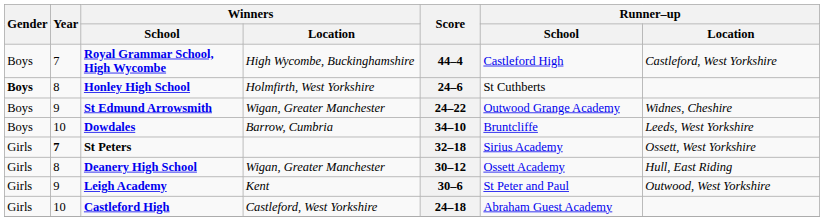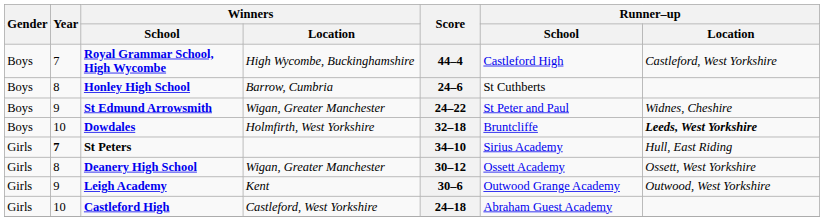(20, 87) bold -> (20, 87) normal
(310, 87) Holmfirth, West Yorkshire -> (289, 87) Barrow, Cumbria
(552, 107) Outwood Grange Academy -> (526, 107) St Peter and Paul
(289, 127) Barrow, Cumbria -> (310, 127) Holmfirth, West Yorkshire
(450, 127) 34–10 -> (450, 127) 32–18
(699, 127) normal -> (701, 127) bold
(450, 147) 32–18 -> (450, 147) 34–10
(700, 147) Ossett, West Yorkshire -> (689, 147) Hull, East Riding
(689, 166) Hull, East Riding -> (700, 166) Ossett, West Yorkshire
(526, 186) St Peter and Paul -> (552, 186) Outwood Grange Academy
